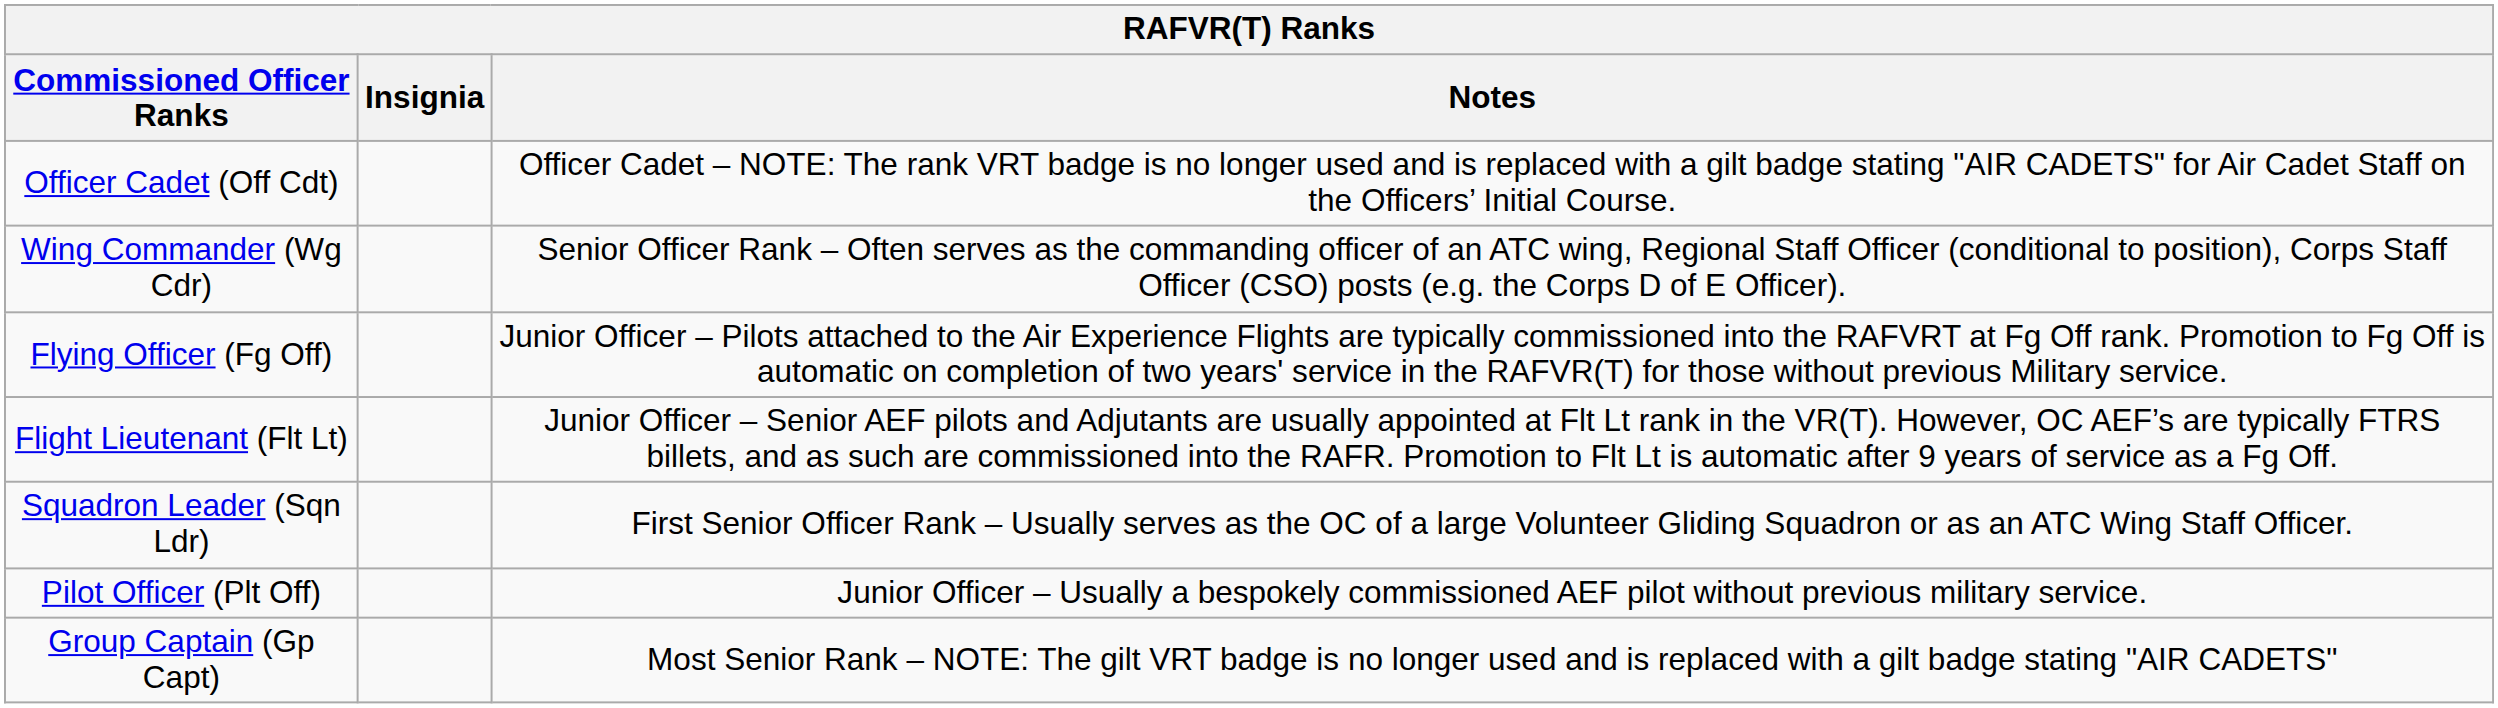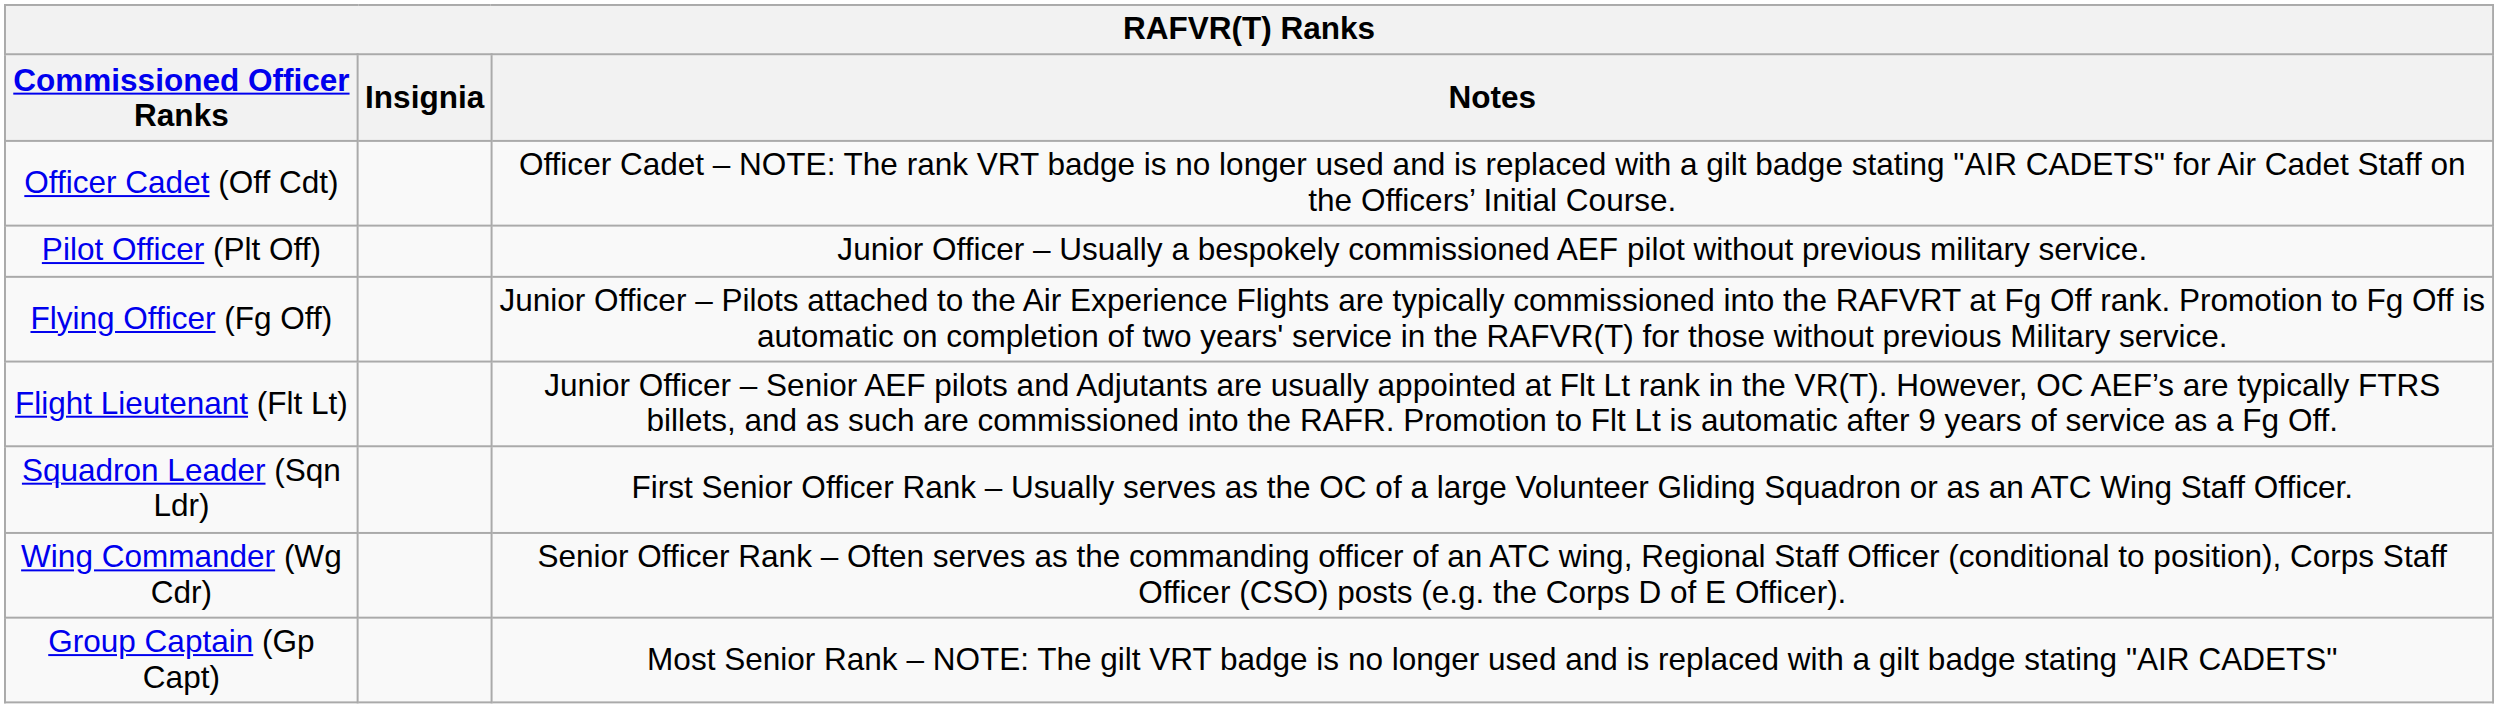rows swapped: (181, 592) <-> (181, 268)
